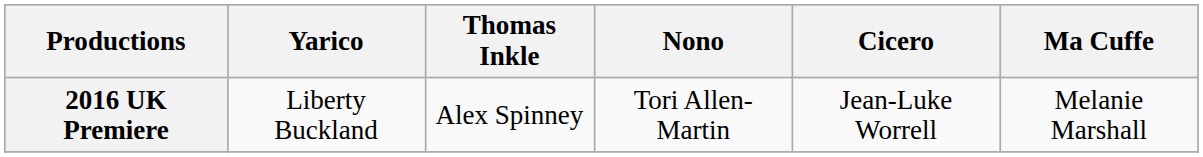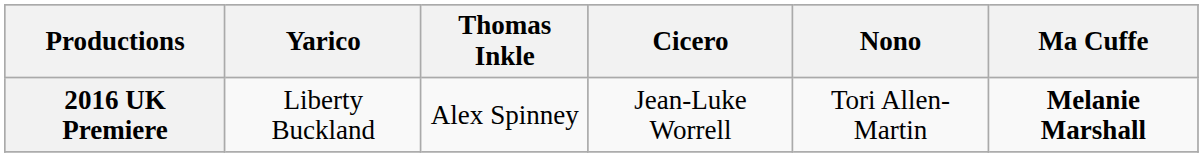columns swapped: (693, 41) <-> (896, 41)
(1099, 114) normal -> (1093, 114) bold
